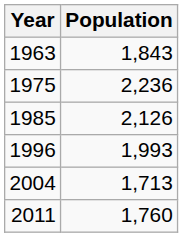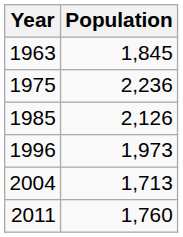(147, 53) 1,843 -> (147, 53) 1,845
(147, 150) 1,993 -> (147, 150) 1,973
